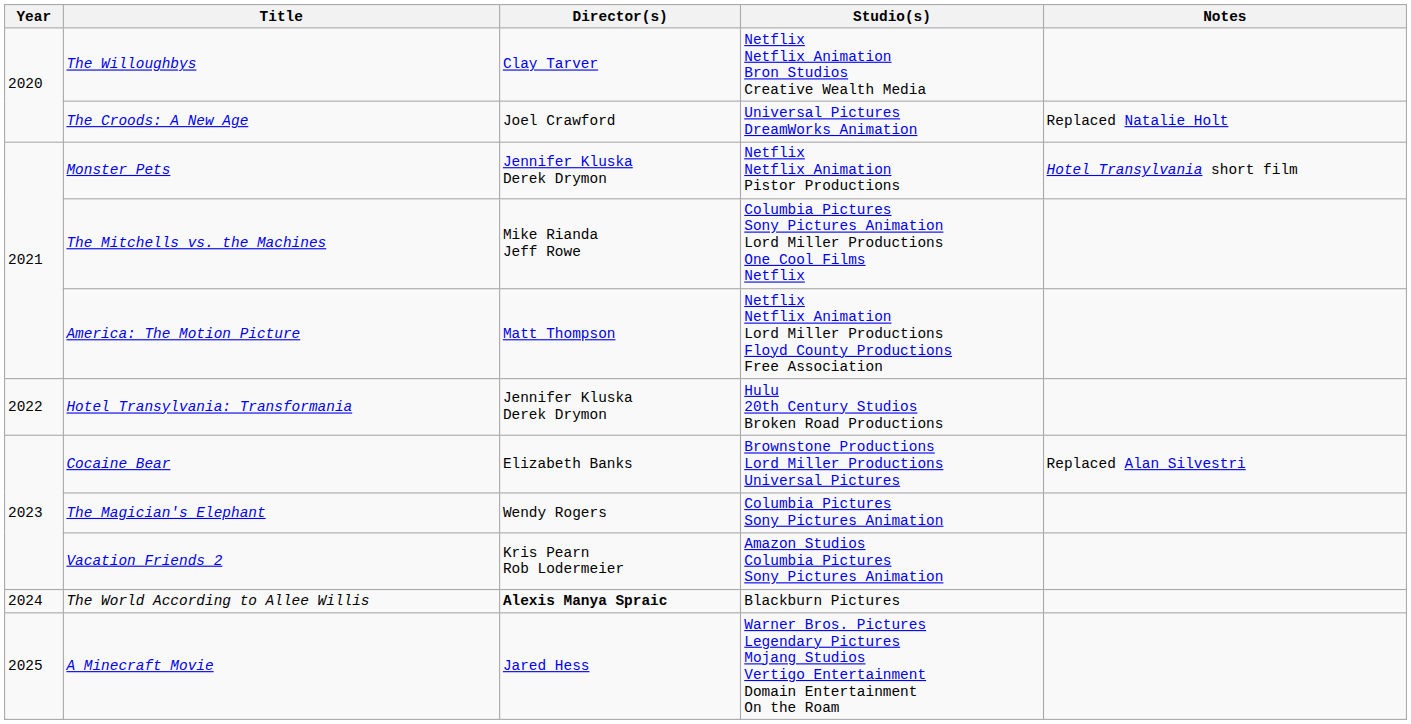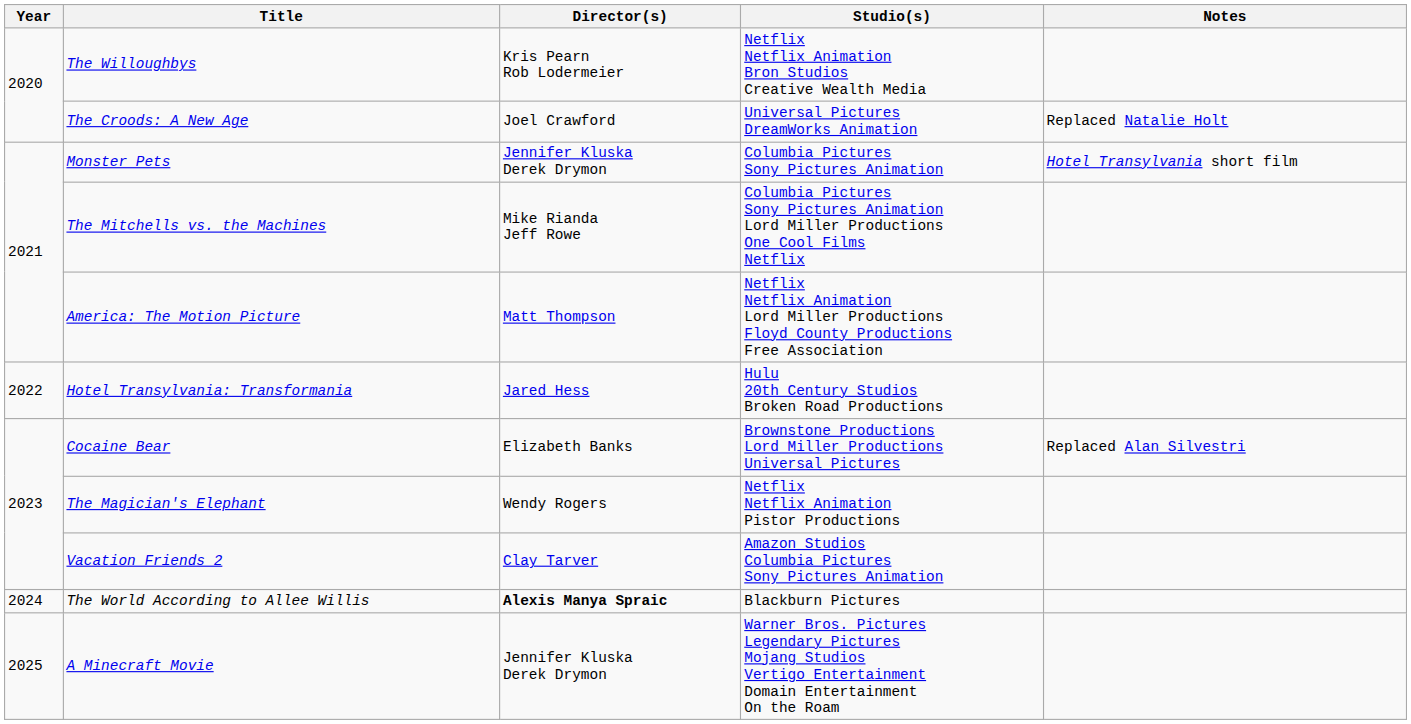(551, 65) Clay Tarver -> (564, 65) Kris Pearn Rob Lodermeier
(822, 170) Netflix Netflix Animation Pistor Productions -> (844, 162) Columbia Pictures Sony Pictures Animation
(568, 407) Jennifer Kluska Derek Drymon -> (546, 391) Jared Hess
(844, 512) Columbia Pictures Sony Pictures Animation -> (822, 504) Netflix Netflix Animation Pistor Productions
(564, 561) Kris Pearn Rob Lodermeier -> (551, 561) Clay Tarver
(546, 666) Jared Hess -> (568, 666) Jennifer Kluska Derek Drymon
